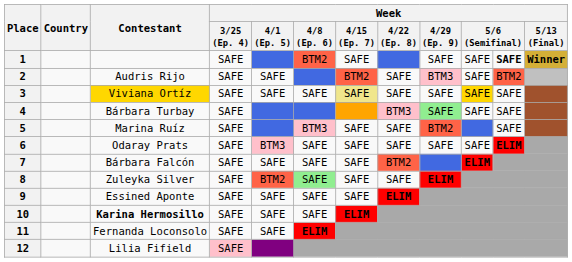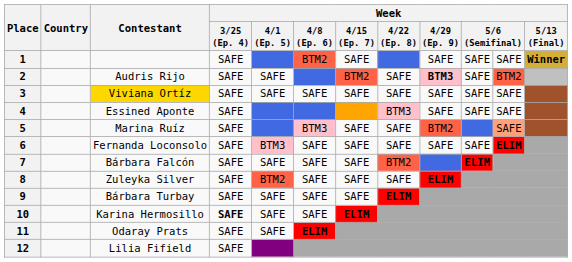(509, 59) bold -> (509, 59) normal
(441, 77) normal -> (441, 77) bold
(357, 94) khaki background -> (357, 94) no background
(477, 94) gold background -> (477, 94) no background
(150, 111) Bárbara Turbay -> (150, 111) Essined Aponte
(441, 111) lightgreen background -> (441, 111) no background
(509, 128) no background -> (509, 128) lightsalmon background
(150, 145) Odaray Prats -> (150, 145) Fernanda Loconsolo
(315, 180) lightgreen background -> (315, 180) no background
(150, 197) Essined Aponte -> (150, 197) Bárbara Turbay
(150, 214) bold -> (150, 214) normal
(231, 214) normal -> (231, 214) bold
(150, 231) Fernanda Loconsolo -> (150, 231) Odaray Prats
(231, 248) pink background -> (231, 248) no background
